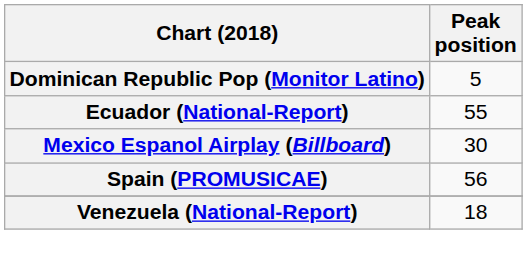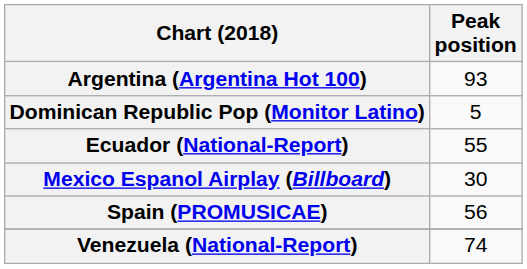+ row: (217, 78)
(476, 212) 18 -> (476, 245) 74
